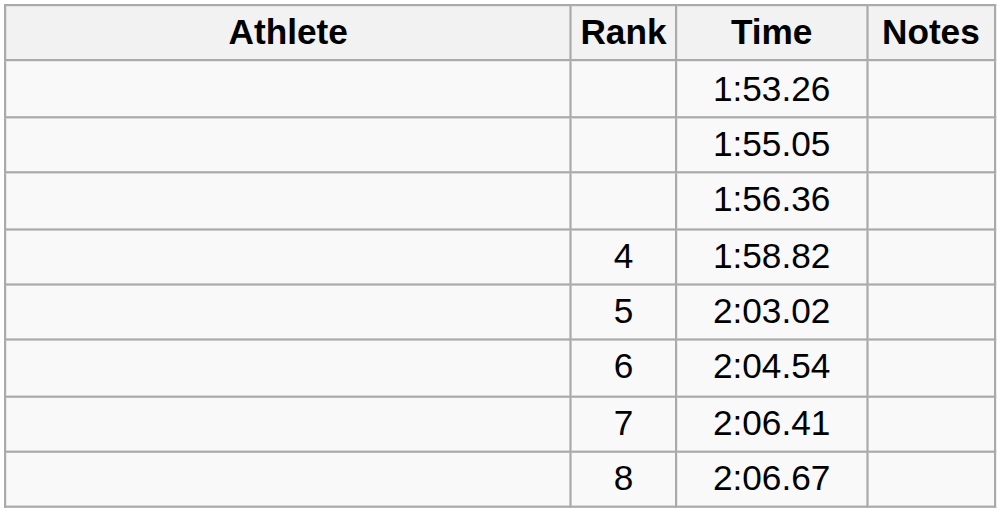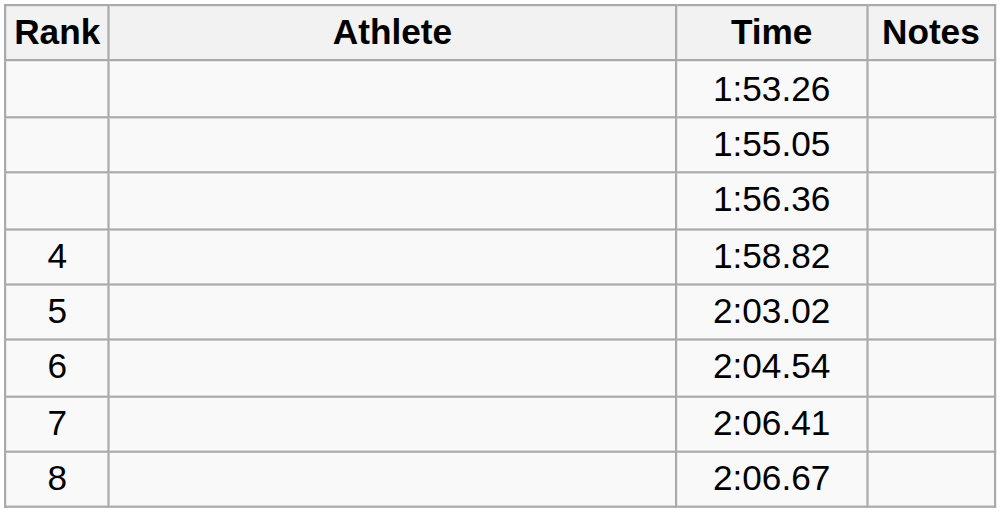columns swapped: (623, 32) <-> (288, 32)
